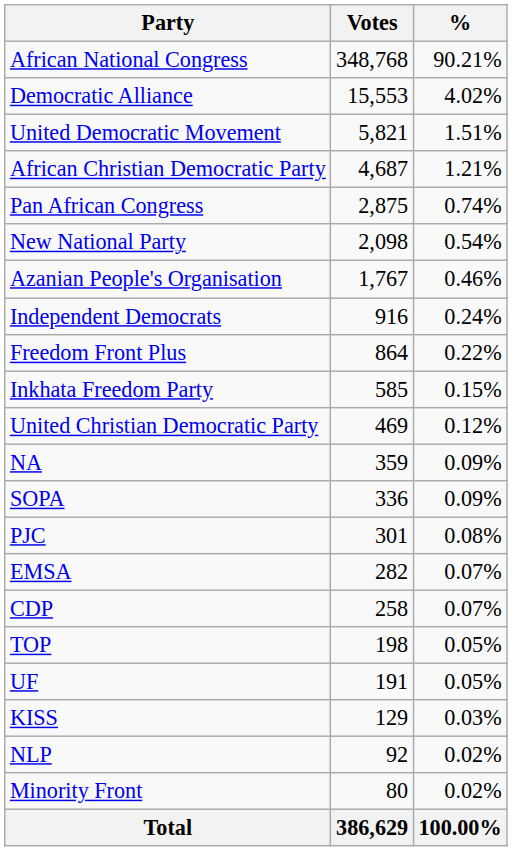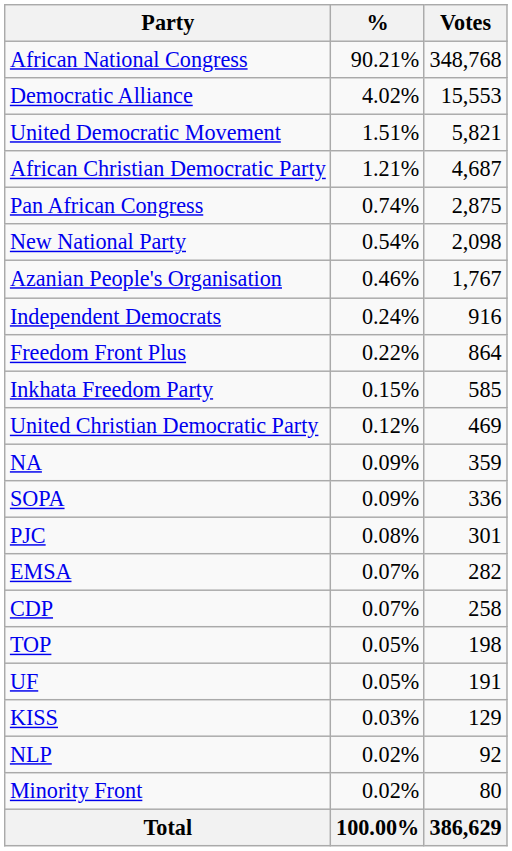columns swapped: (372, 22) <-> (460, 22)
